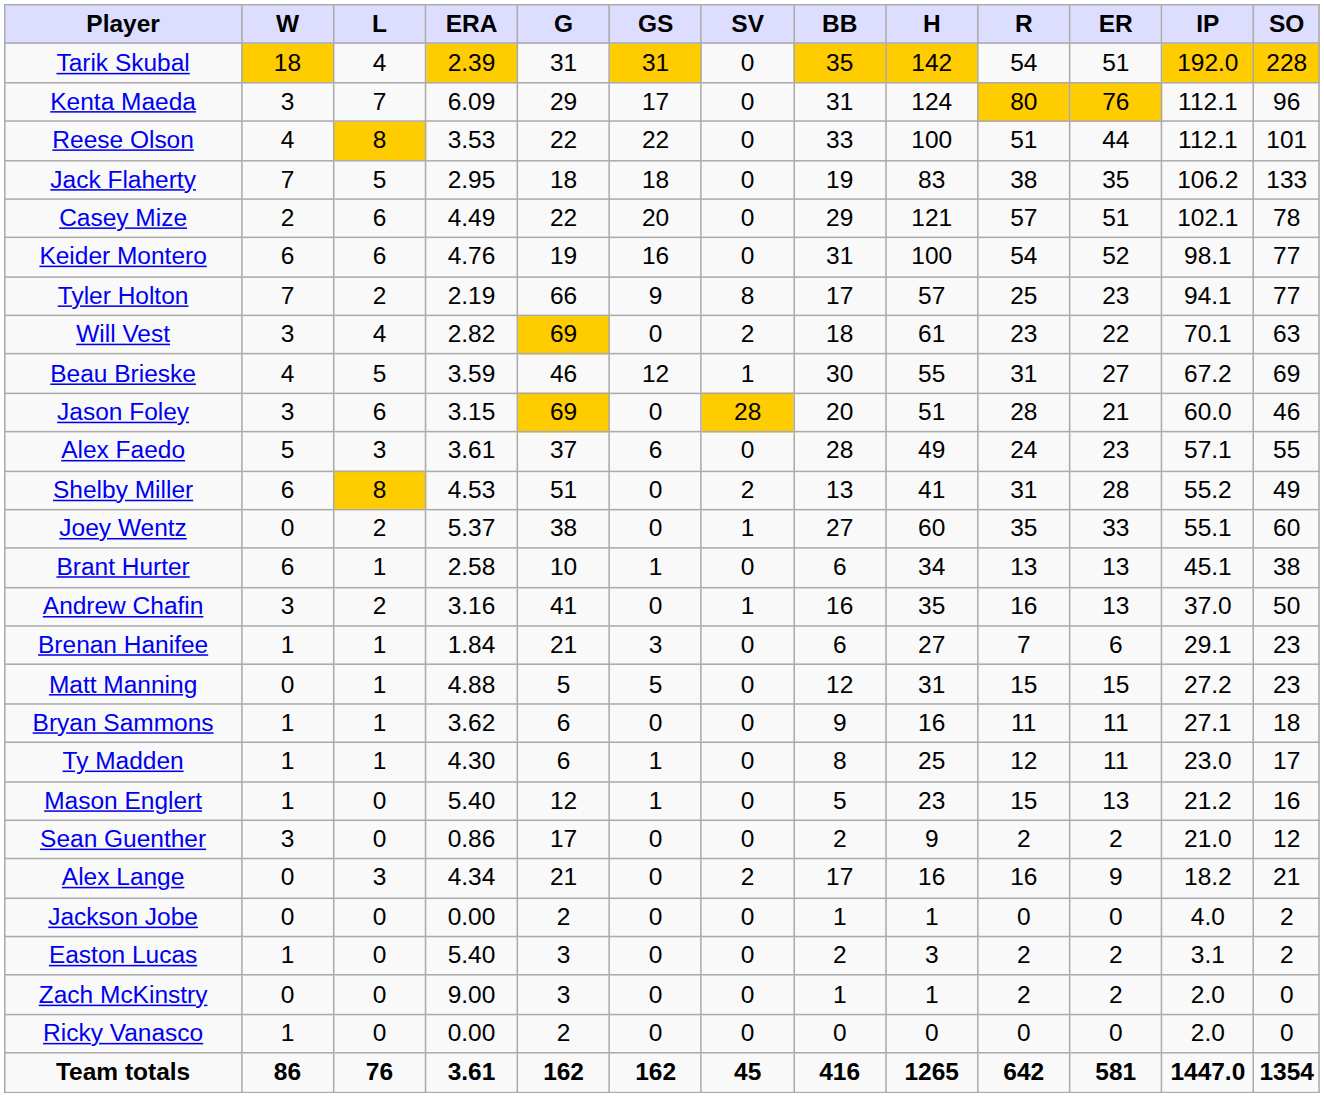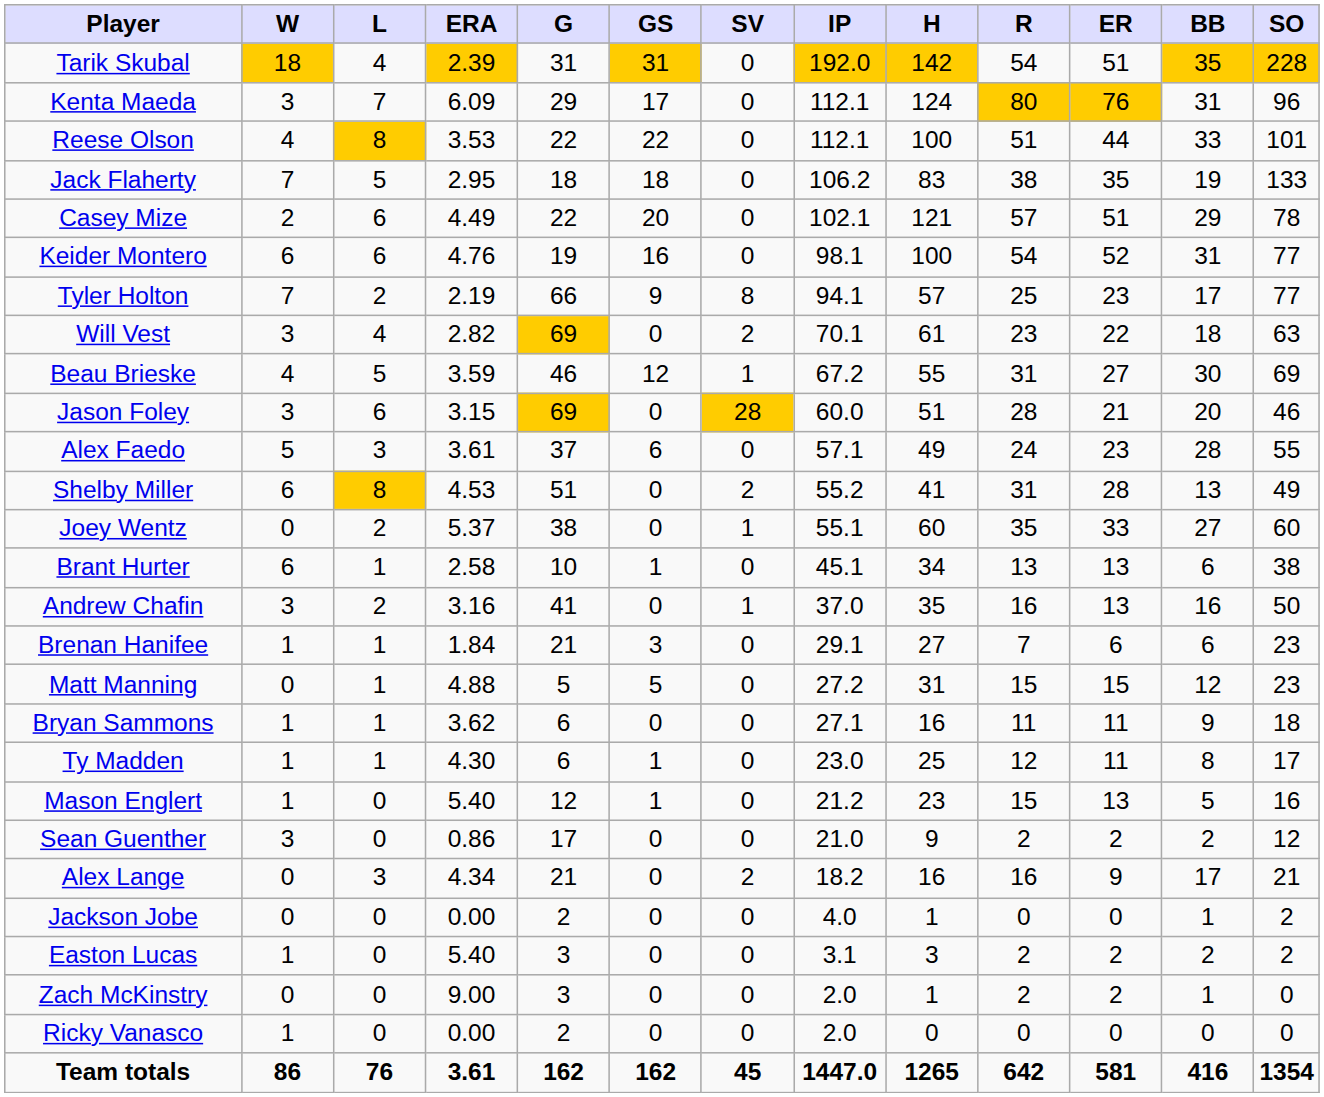columns swapped: (1208, 23) <-> (840, 23)
